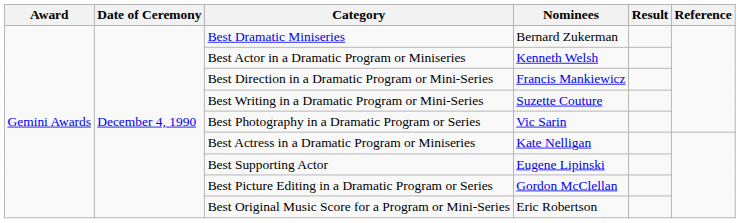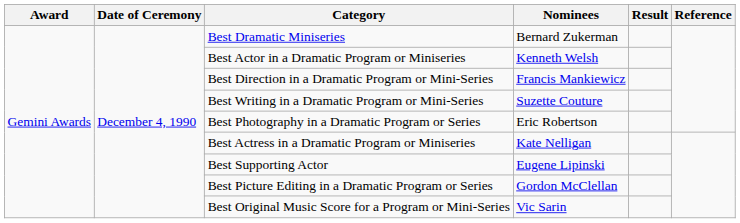(541, 121) Vic Sarin -> (557, 121) Eric Robertson
(557, 206) Eric Robertson -> (541, 206) Vic Sarin
